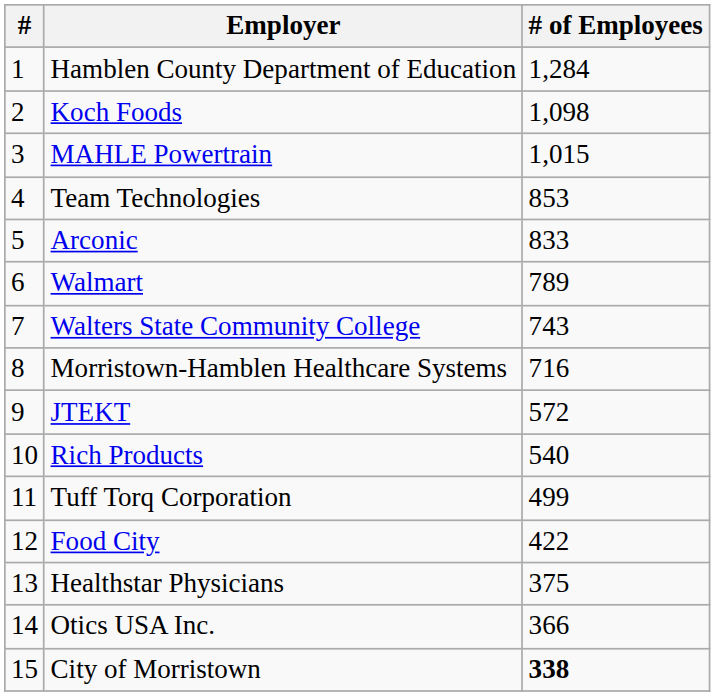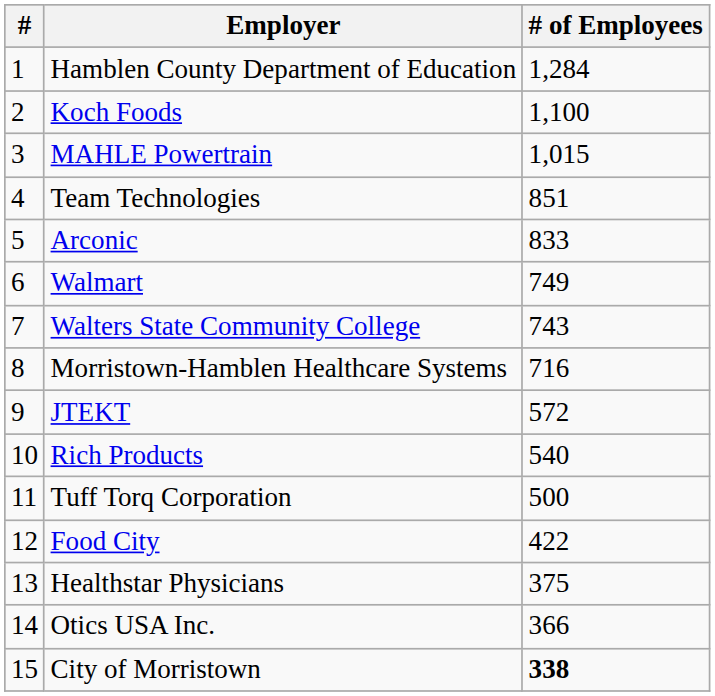(559, 111) 1,098 -> (559, 111) 1,100
(549, 197) 853 -> (549, 197) 851
(549, 283) 789 -> (549, 283) 749
(549, 497) 499 -> (549, 497) 500
